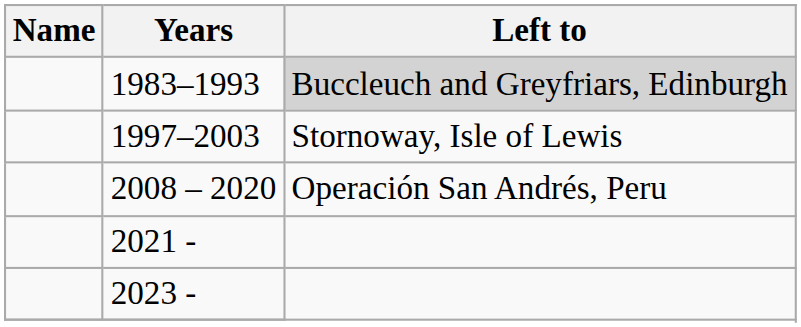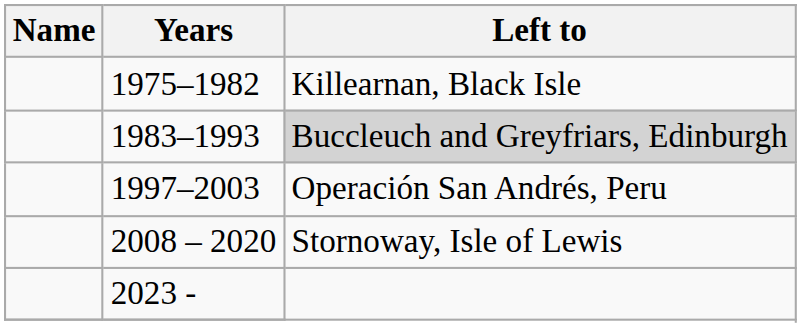+ row: (185, 83)
(457, 135) Stornoway, Isle of Lewis -> (479, 188) Operación San Andrés, Peru
(479, 188) Operación San Andrés, Peru -> (457, 240) Stornoway, Isle of Lewis
- row: (153, 240)
